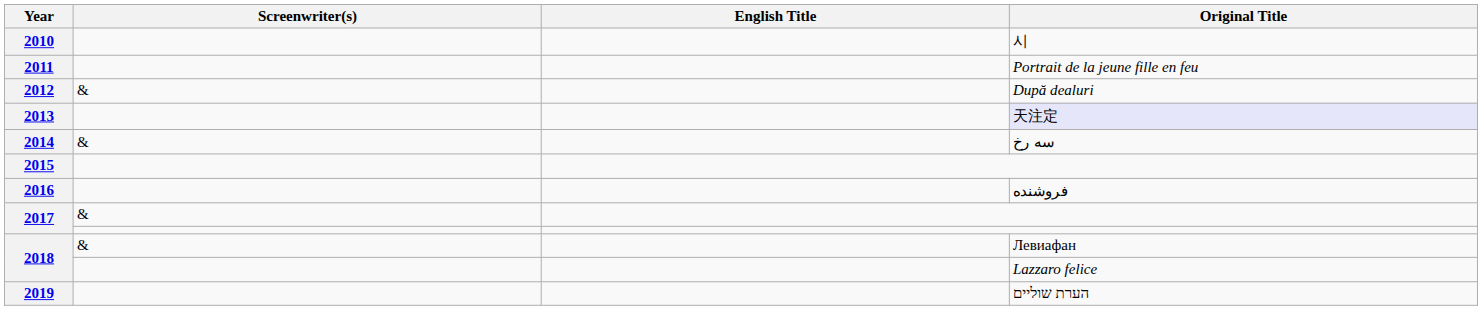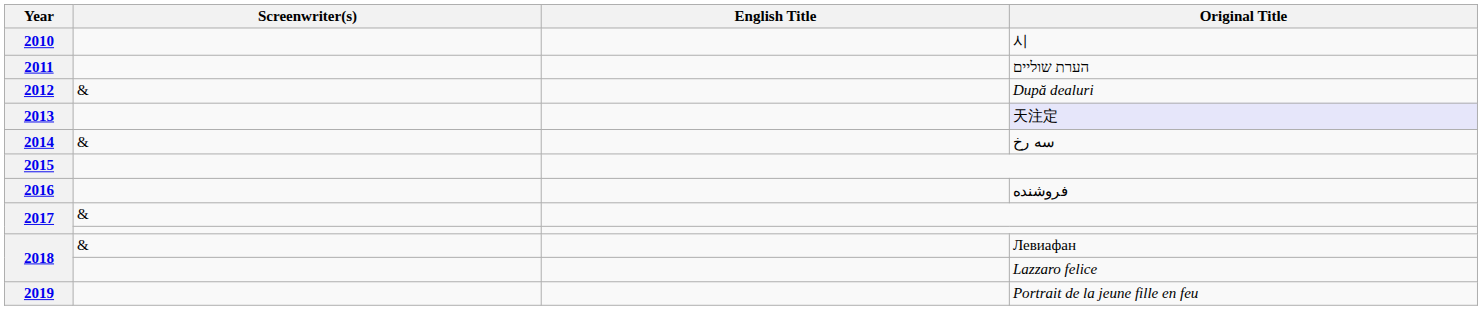(1106, 66) Portrait de la jeune fille en feu -> (1051, 66) הערת שוליים
(1051, 293) הערת שוליים -> (1106, 293) Portrait de la jeune fille en feu
